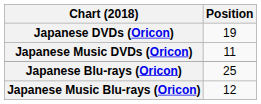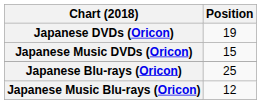(230, 52) 11 -> (230, 52) 15
